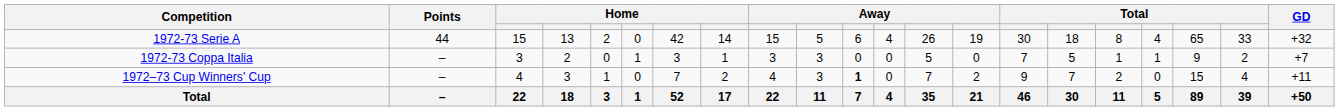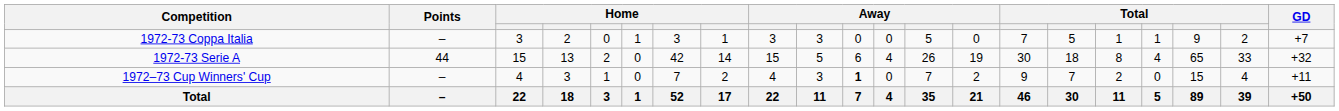rows swapped: (197, 39) <-> (197, 58)
